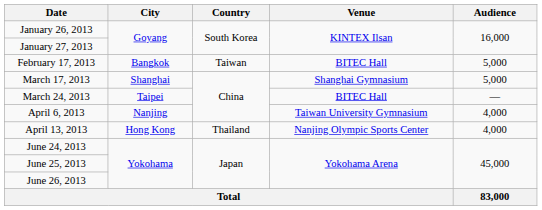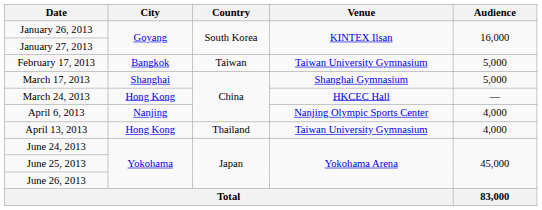(361, 63) BITEC Hall -> (361, 63) Taiwan University Gymnasium
(150, 96) Taipei -> (150, 96) Hong Kong
(361, 96) BITEC Hall -> (361, 96) HKCEC Hall
(361, 113) Taiwan University Gymnasium -> (361, 113) Nanjing Olympic Sports Center
(361, 130) Nanjing Olympic Sports Center -> (361, 130) Taiwan University Gymnasium
